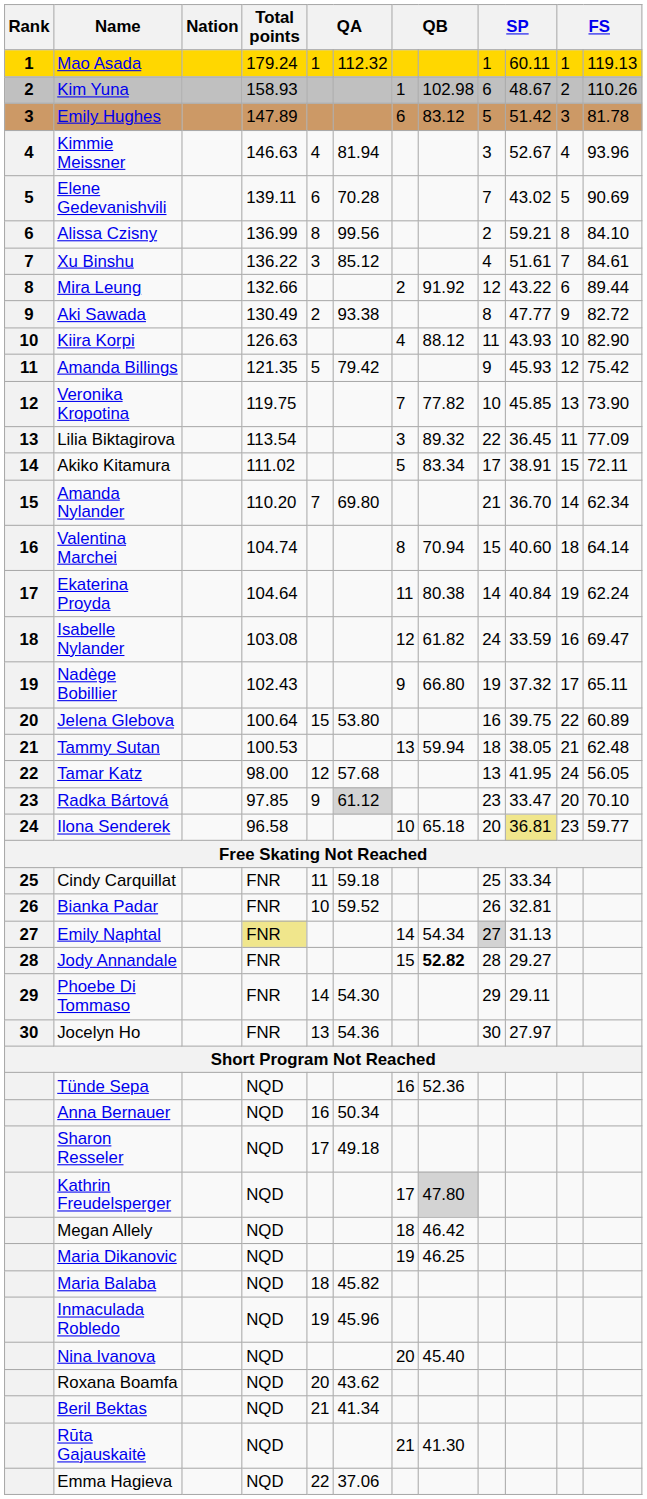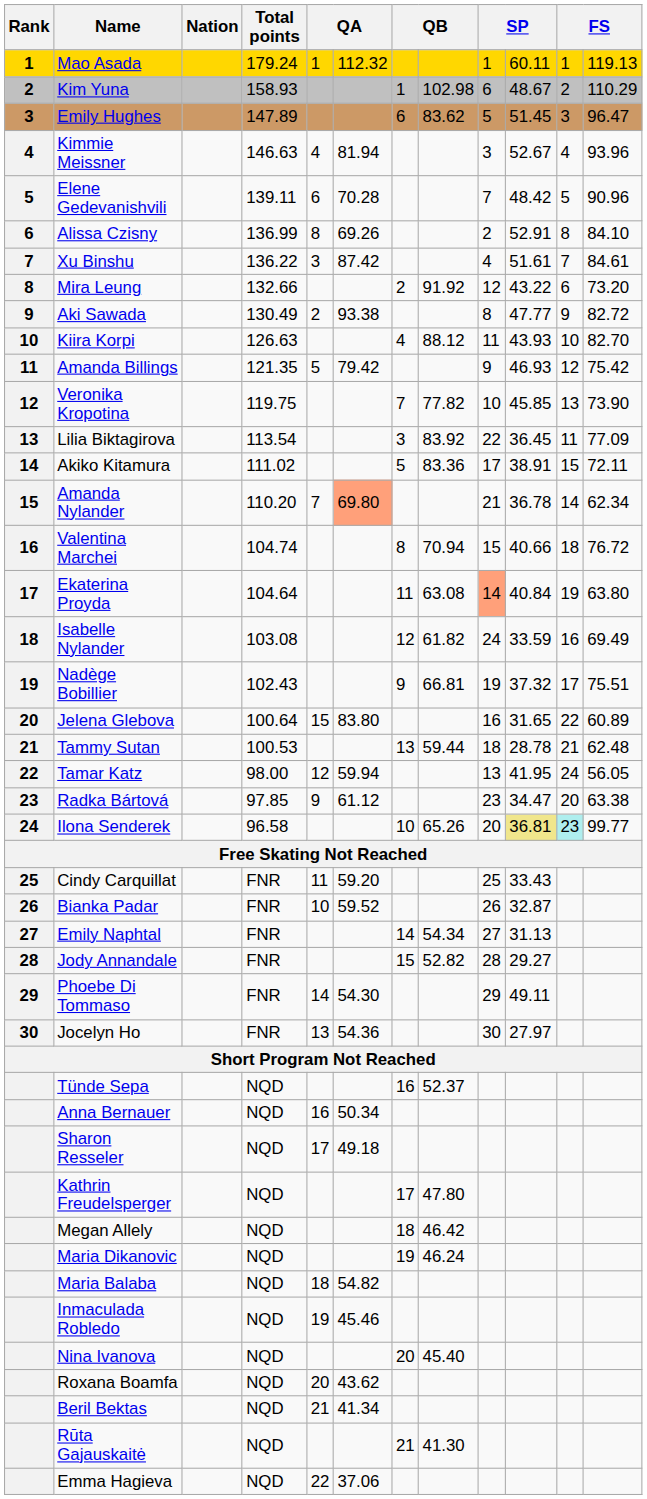(612, 90) 110.26 -> (612, 90) 110.29
(444, 116) 83.12 -> (444, 116) 83.62
(530, 116) 51.42 -> (530, 116) 51.45
(608, 116) 81.78 -> (608, 116) 96.47
(530, 198) 43.02 -> (530, 198) 48.42
(608, 198) 90.69 -> (608, 198) 90.96
(358, 234) 99.56 -> (358, 234) 69.26
(530, 234) 59.21 -> (530, 234) 52.91
(358, 261) 85.12 -> (358, 261) 87.42
(608, 287) 89.44 -> (608, 287) 73.20
(608, 340) 82.90 -> (608, 340) 82.70
(530, 367) 45.93 -> (530, 367) 46.93
(444, 439) 89.32 -> (444, 439) 83.92
(444, 466) 83.34 -> (444, 466) 83.36
(358, 502) no background -> (358, 502) lightsalmon background
(530, 502) 36.70 -> (530, 502) 36.78
(530, 548) 40.60 -> (530, 548) 40.66
(608, 548) 64.14 -> (608, 548) 76.72
(444, 593) 80.38 -> (444, 593) 63.08
(492, 593) no background -> (492, 593) lightsalmon background
(608, 593) 62.24 -> (608, 593) 63.80
(608, 639) 69.47 -> (608, 639) 69.49
(444, 684) 66.80 -> (444, 684) 66.81
(608, 684) 65.11 -> (608, 684) 75.51
(358, 720) 53.80 -> (358, 720) 83.80
(530, 720) 39.75 -> (530, 720) 31.65
(444, 747) 59.94 -> (444, 747) 59.44
(530, 747) 38.05 -> (530, 747) 28.78
(358, 774) 57.68 -> (358, 774) 59.94
(358, 800) lightgrey background -> (358, 800) no background
(530, 800) 33.47 -> (530, 800) 34.47
(608, 800) 70.10 -> (608, 800) 63.38
(444, 827) 65.18 -> (444, 827) 65.26
(570, 827) no background -> (570, 827) paleturquoise background
(608, 827) 59.77 -> (608, 827) 99.77
(358, 880) 59.18 -> (358, 880) 59.20
(530, 880) 33.34 -> (530, 880) 33.43
(530, 907) 32.81 -> (530, 907) 32.87
(263, 933) khaki background -> (263, 933) no background
(492, 933) lightgrey background -> (492, 933) no background
(444, 960) bold -> (444, 960) normal
(530, 996) 29.11 -> (530, 996) 49.11
(444, 1086) 52.36 -> (444, 1086) 52.37
(444, 1194) lightgrey background -> (444, 1194) no background
(444, 1257) 46.25 -> (444, 1257) 46.24
(358, 1283) 45.82 -> (358, 1283) 54.82
(358, 1319) 45.96 -> (358, 1319) 45.46
